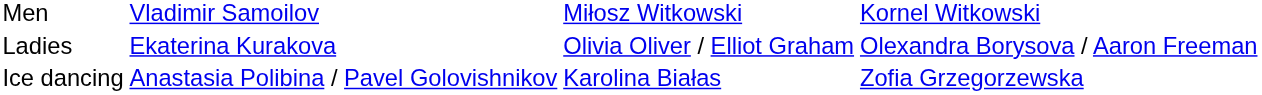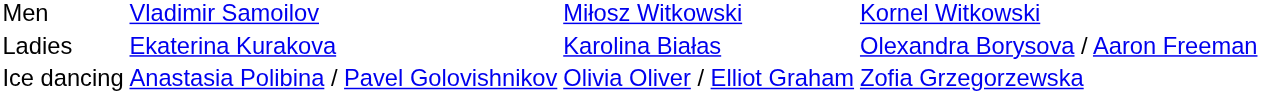(709, 46) Olivia Oliver / Elliot Graham -> (642, 46) Karolina Białas
(642, 78) Karolina Białas -> (709, 78) Olivia Oliver / Elliot Graham
